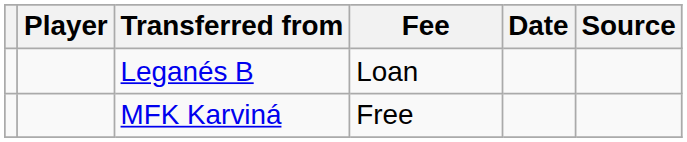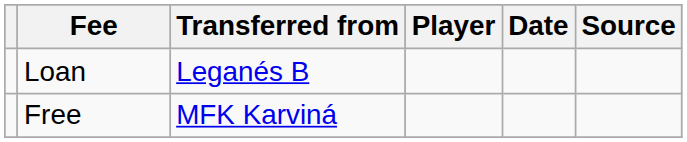columns swapped: (66, 26) <-> (426, 26)
